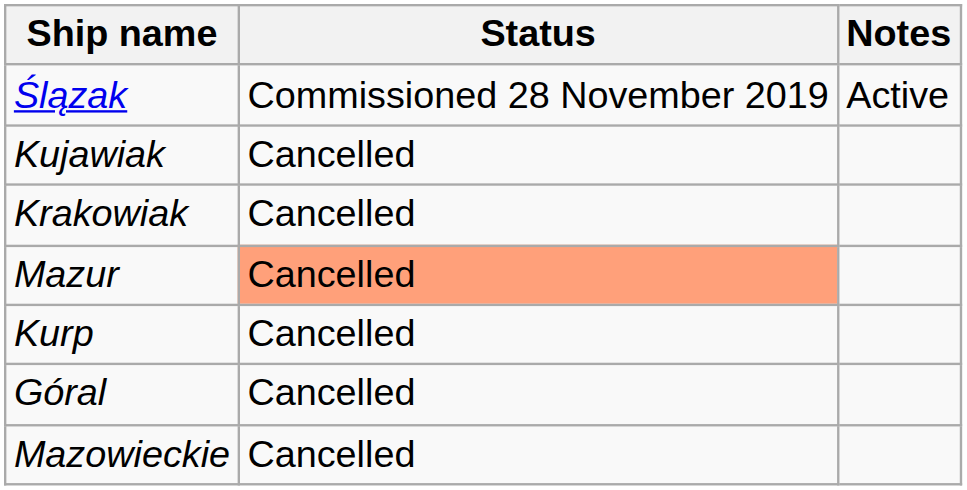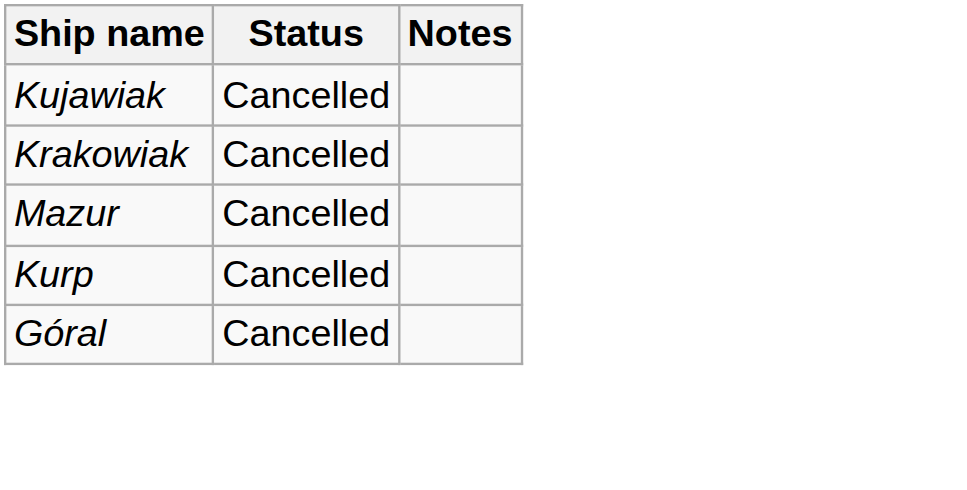- row: (71, 94)
(331, 273) lightsalmon background -> (306, 214) no background
- row: (122, 453)
